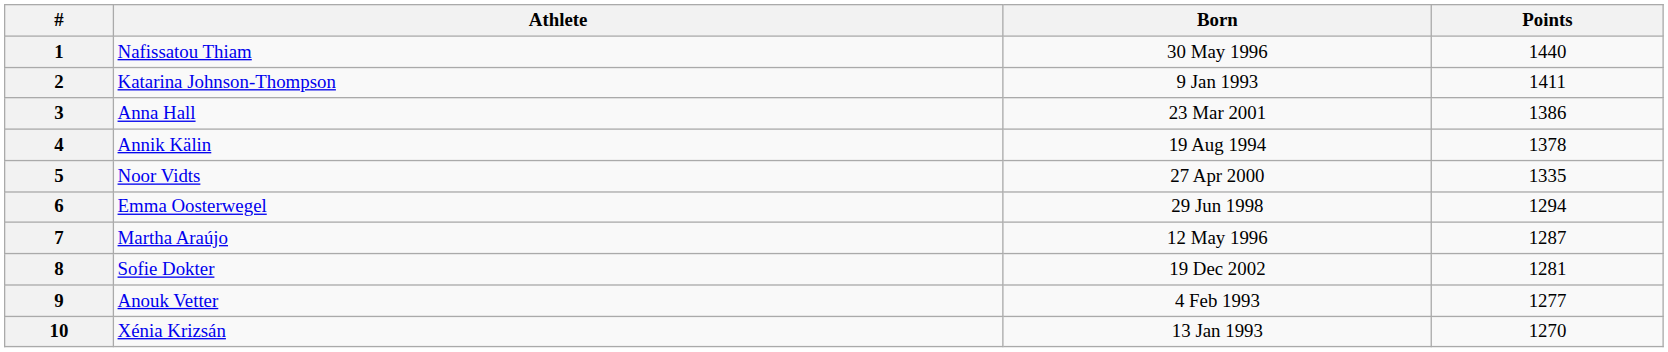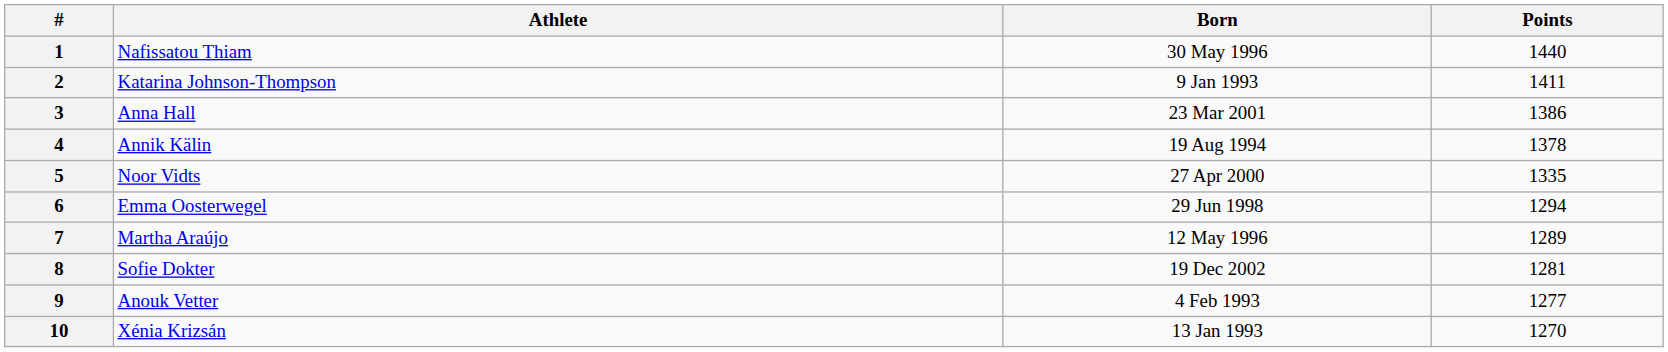(1548, 238) 1287 -> (1548, 238) 1289
